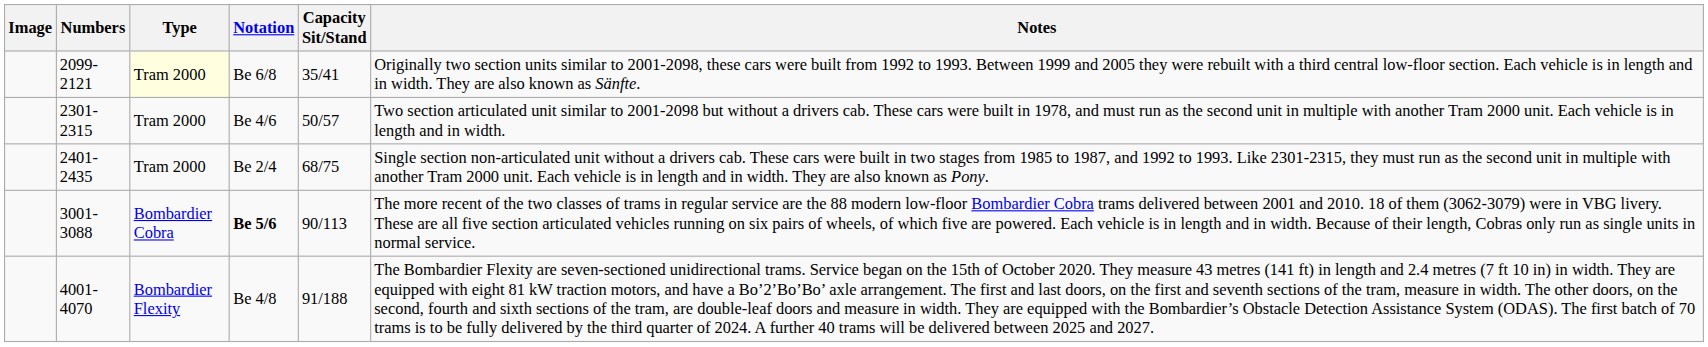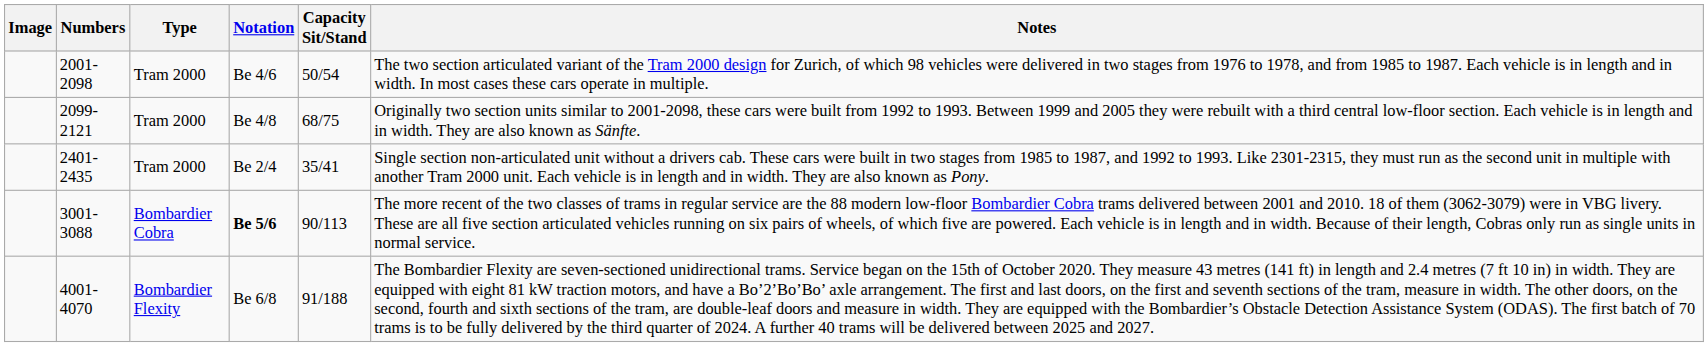+ row: (79, 74)
(170, 74) lightyellow background -> (170, 120) no background
(255, 74) Be 6/8 -> (255, 120) Be 4/8
(321, 74) 35/41 -> (321, 120) 68/75
- row: (79, 120)
(321, 167) 68/75 -> (321, 167) 35/41
(255, 299) Be 4/8 -> (255, 299) Be 6/8
